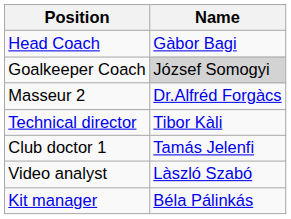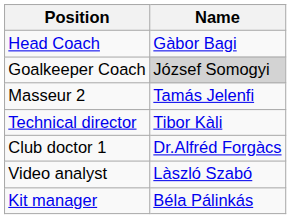(217, 95) Dr.Alfréd Forgàcs -> (204, 95) Tamás Jelenfi
(204, 148) Tamás Jelenfi -> (217, 148) Dr.Alfréd Forgàcs
